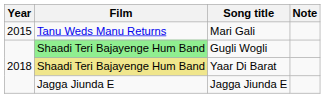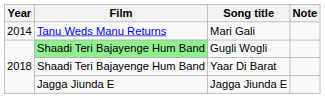(19, 31) 2015 -> (19, 31) 2014
(121, 66) khaki background -> (121, 66) no background
